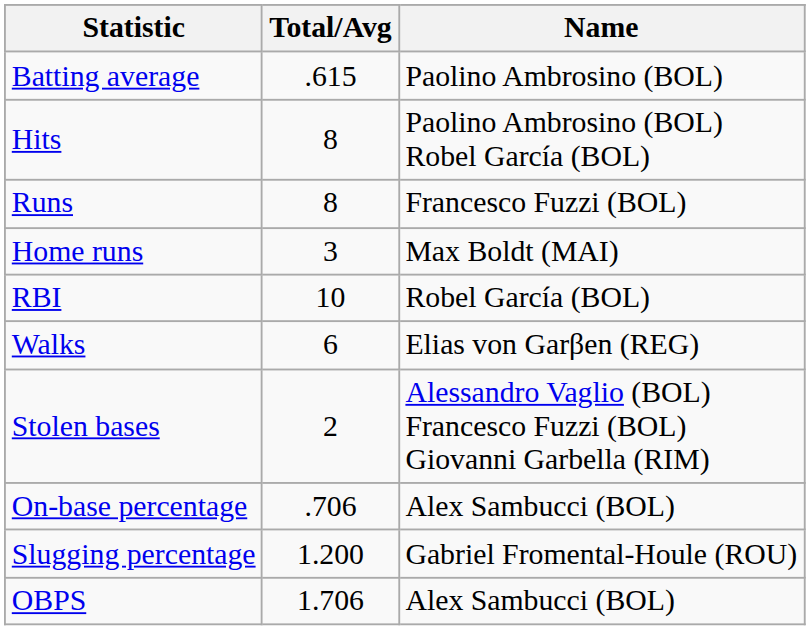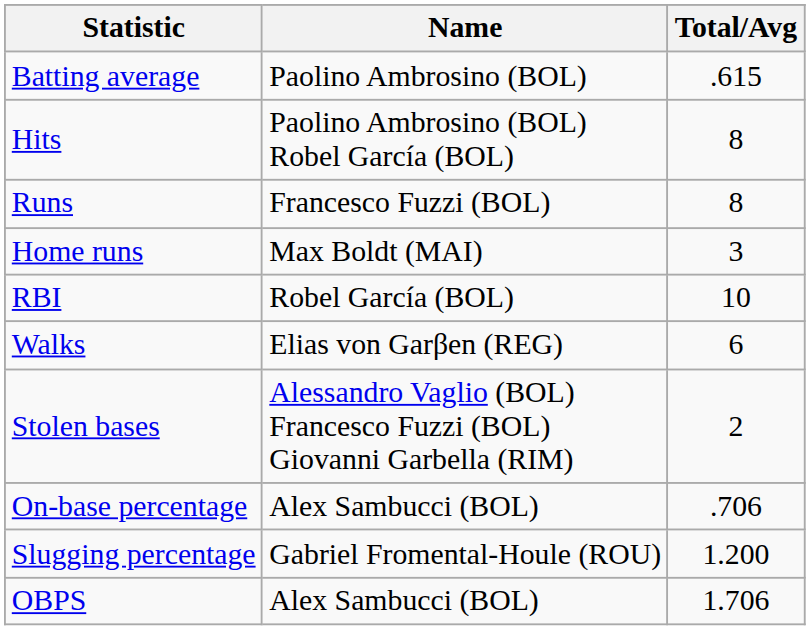columns swapped: (601, 28) <-> (331, 28)
